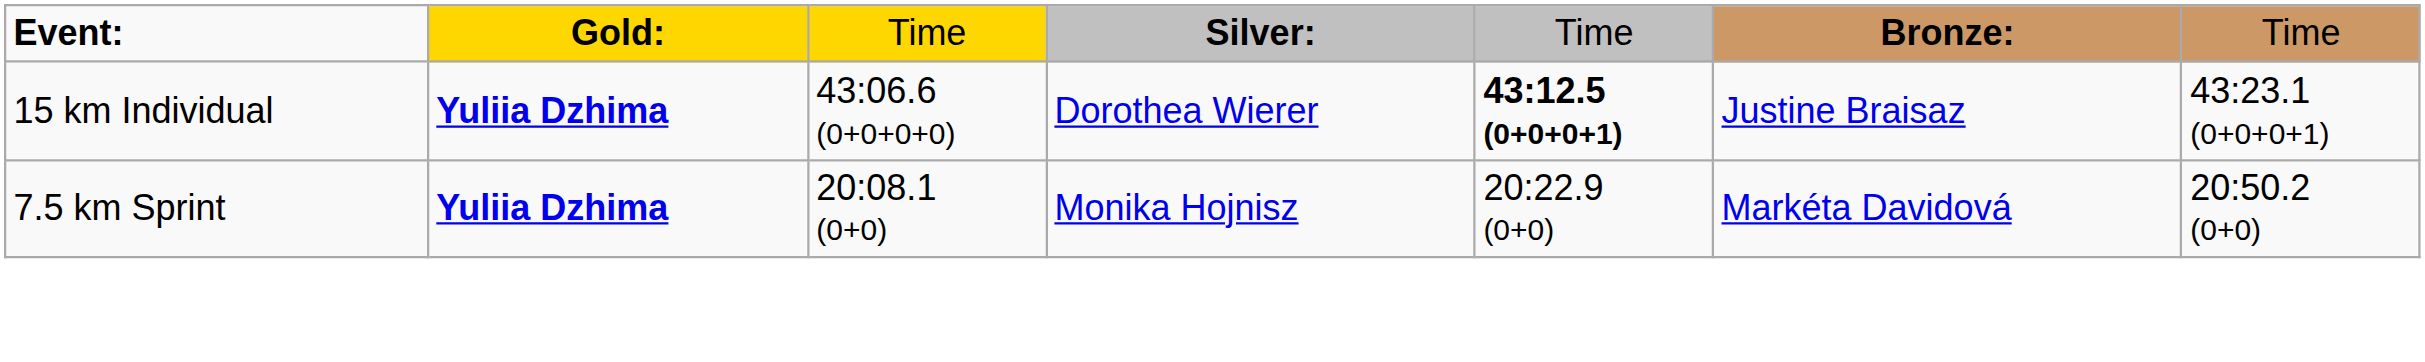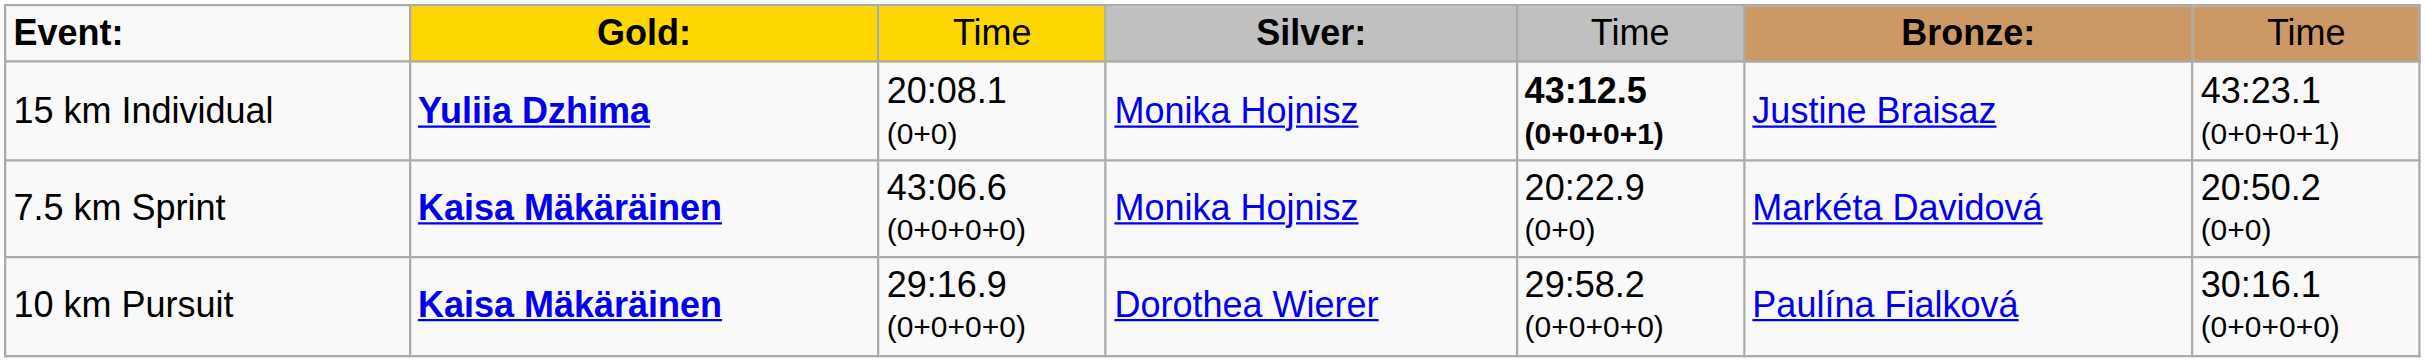(886, 110) 43:06.6 (0+0+0+0) -> (947, 110) 20:08.1 (0+0)
(1186, 110) Dorothea Wierer -> (1236, 110) Monika Hojnisz
(552, 207) Yuliia Dzhima -> (570, 207) Kaisa Mäkäräinen
(876, 207) 20:08.1 (0+0) -> (956, 207) 43:06.6 (0+0+0+0)
+ row: (123, 305)
